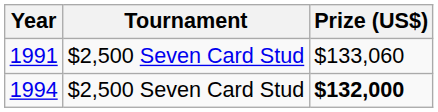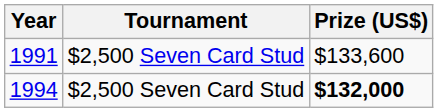(359, 55) $133,060 -> (359, 55) $133,600
